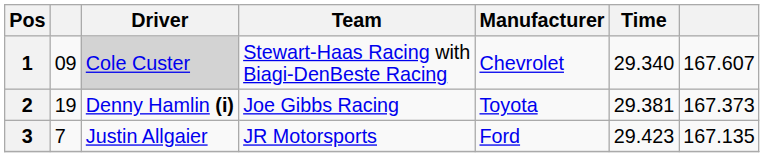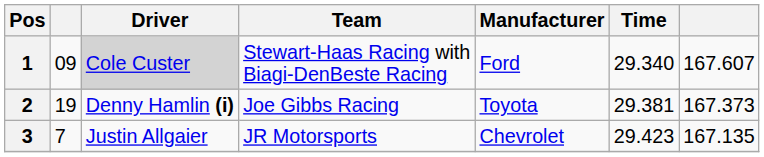(522, 63) Chevrolet -> (500, 63) Ford
(500, 136) Ford -> (522, 136) Chevrolet
